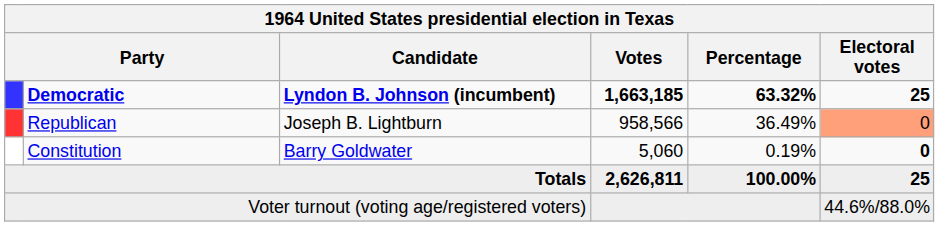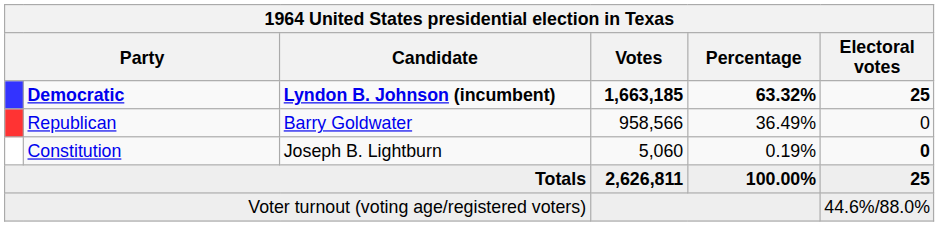(363, 123) Joseph B. Lightburn -> (348, 123) Barry Goldwater
(925, 123) lightsalmon background -> (925, 123) no background
(348, 151) Barry Goldwater -> (363, 151) Joseph B. Lightburn
